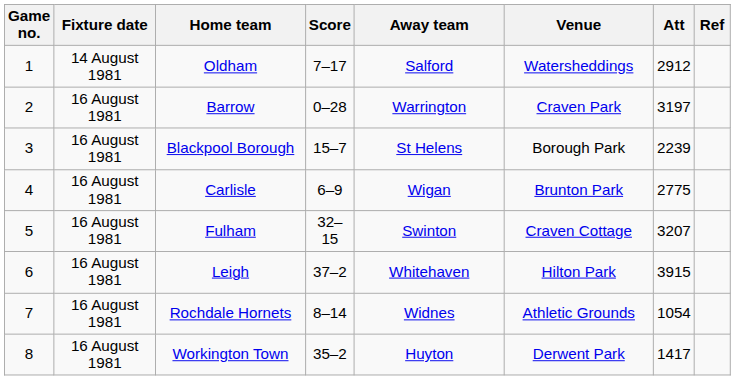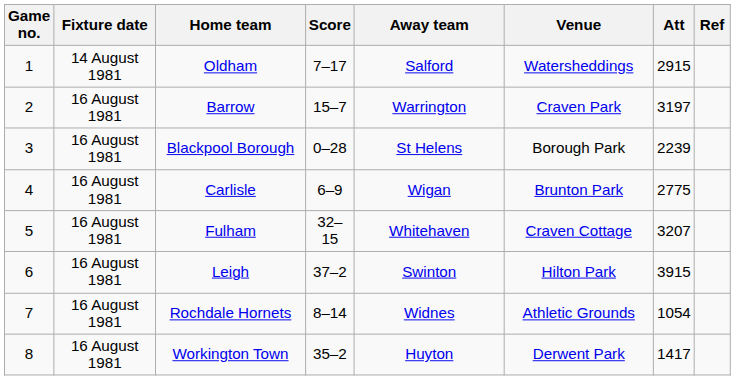(674, 66) 2912 -> (674, 66) 2915
(330, 107) 0–28 -> (330, 107) 15–7
(330, 148) 15–7 -> (330, 148) 0–28
(429, 231) Swinton -> (429, 231) Whitehaven
(429, 272) Whitehaven -> (429, 272) Swinton
